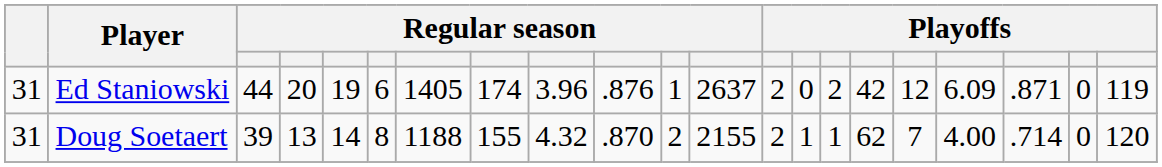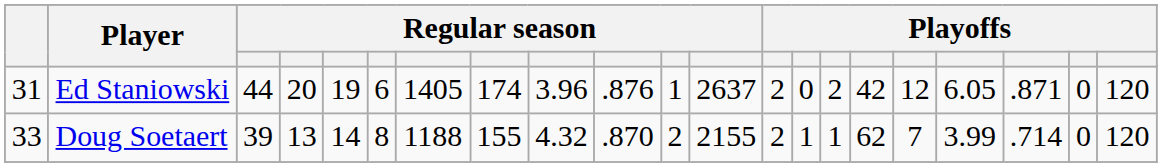(970, 89) 6.09 -> (970, 89) 6.05
(1127, 89) 119 -> (1127, 89) 120
(27, 136) 31 -> (27, 136) 33
(970, 136) 4.00 -> (970, 136) 3.99
